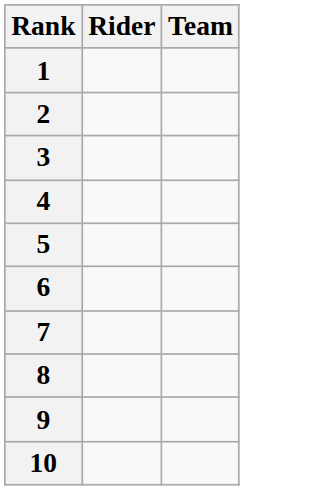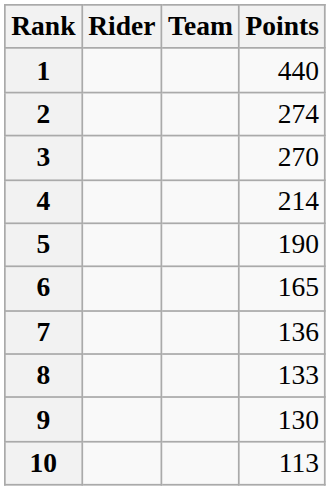+ column: (282, 26)
